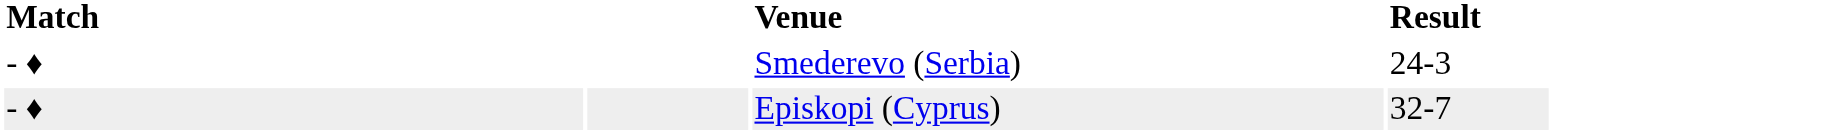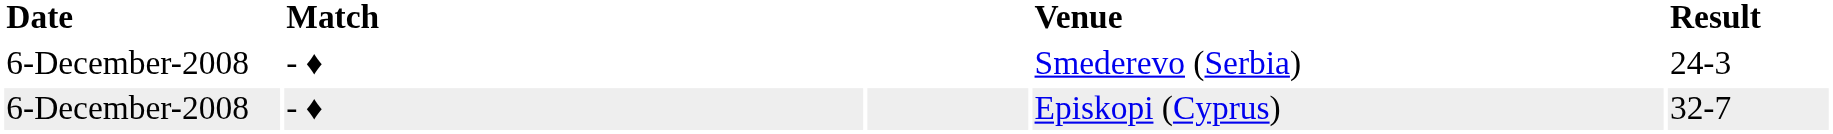+ column: (40, 16)
